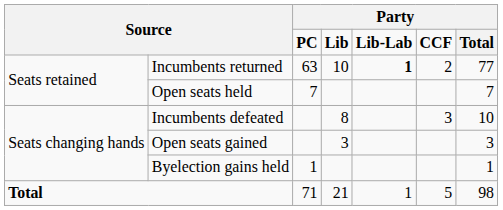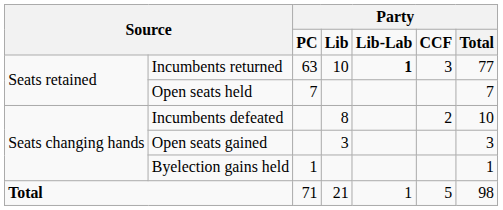(448, 67) 2 -> (448, 67) 3
(448, 117) 3 -> (448, 117) 2
